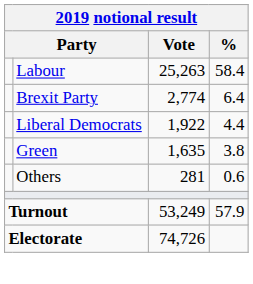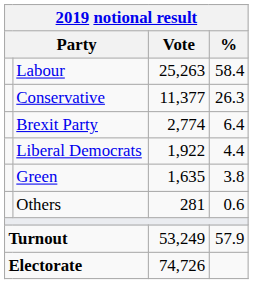+ row: (61, 97)
